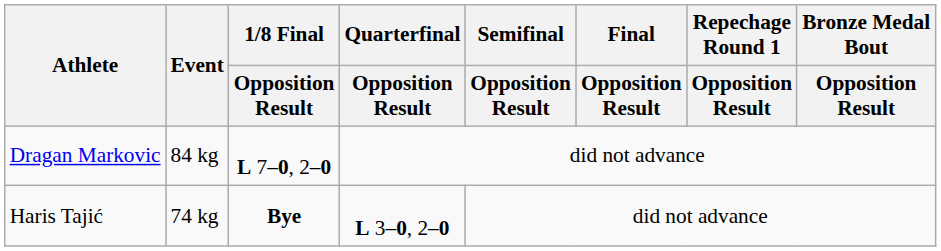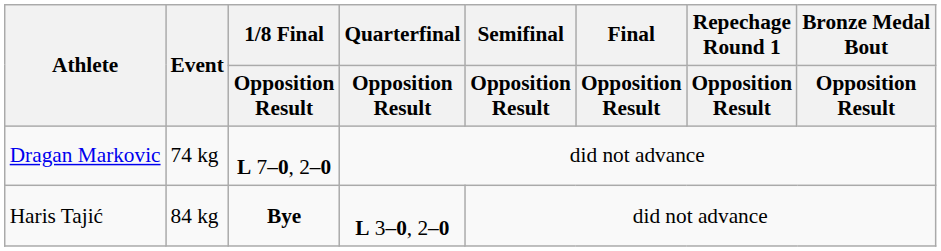(195, 155) 84 kg -> (195, 155) 74 kg
(195, 215) 74 kg -> (195, 215) 84 kg
